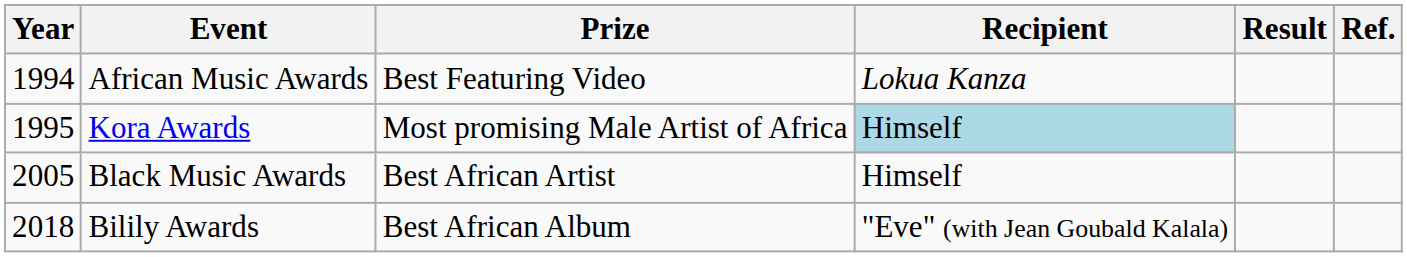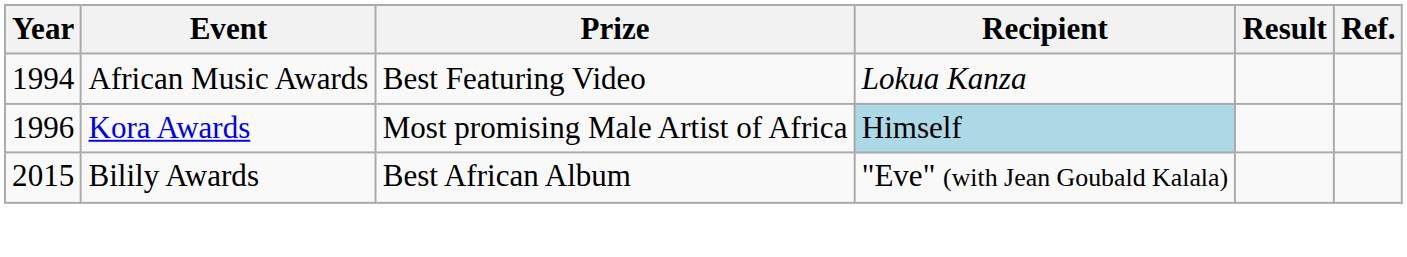(43, 127) 1995 -> (43, 127) 1996
- row: (217, 176)
(43, 226) 2018 -> (43, 176) 2015
